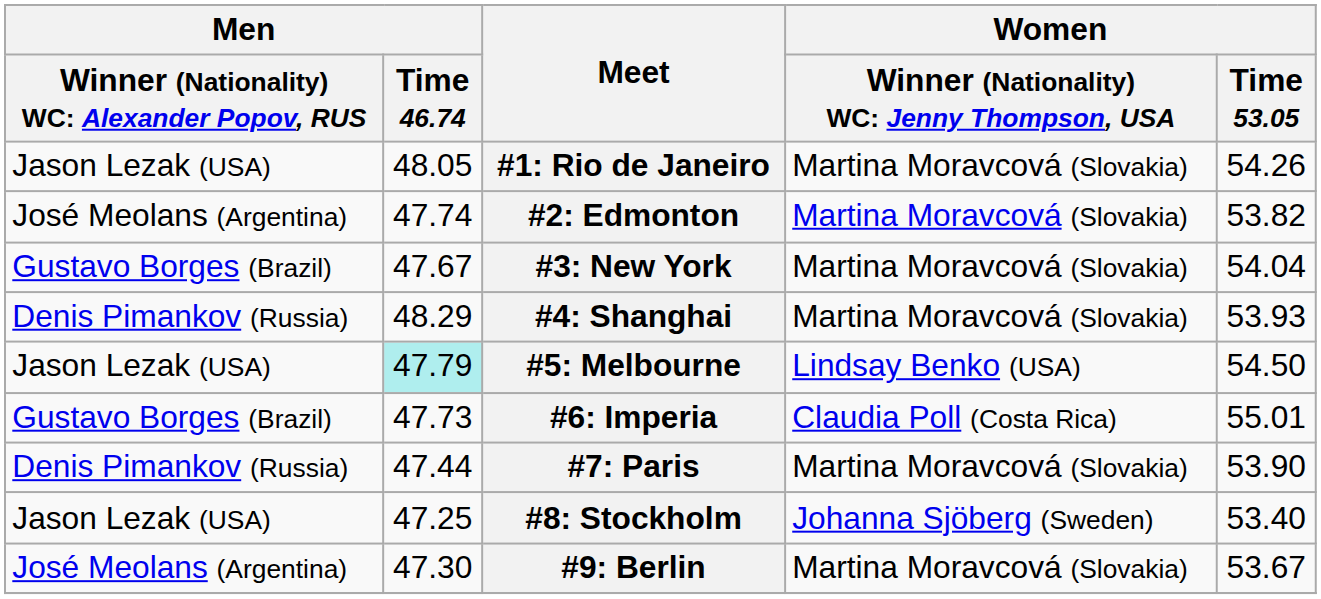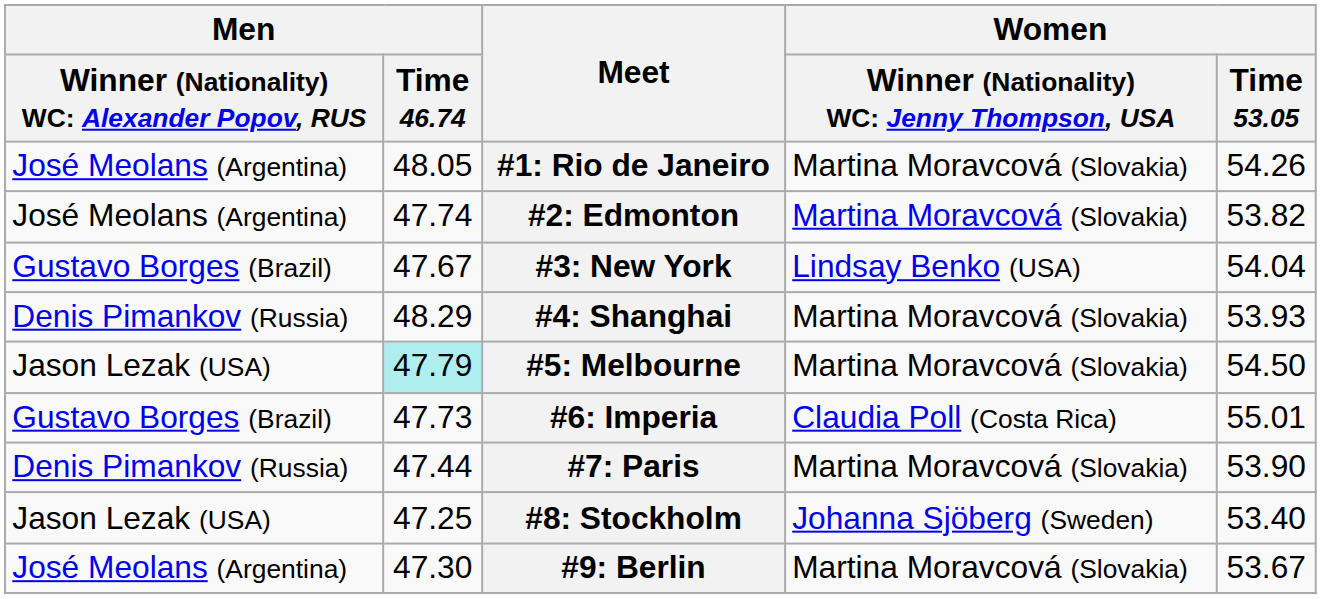(142, 165) Jason Lezak (USA) -> (180, 165) José Meolans (Argentina)
(990, 266) Martina Moravcová (Slovakia) -> (936, 266) Lindsay Benko (USA)
(936, 366) Lindsay Benko (USA) -> (990, 366) Martina Moravcová (Slovakia)
